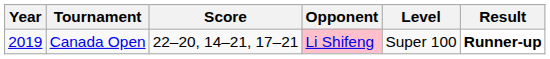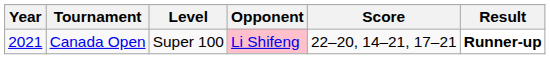columns swapped: (421, 17) <-> (226, 17)
(25, 41) 2019 -> (25, 41) 2021
